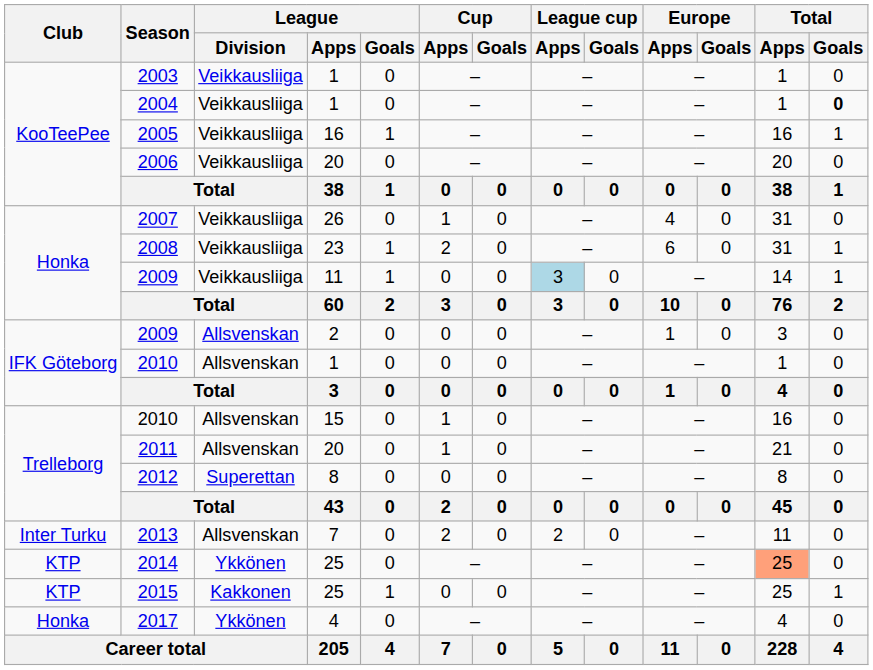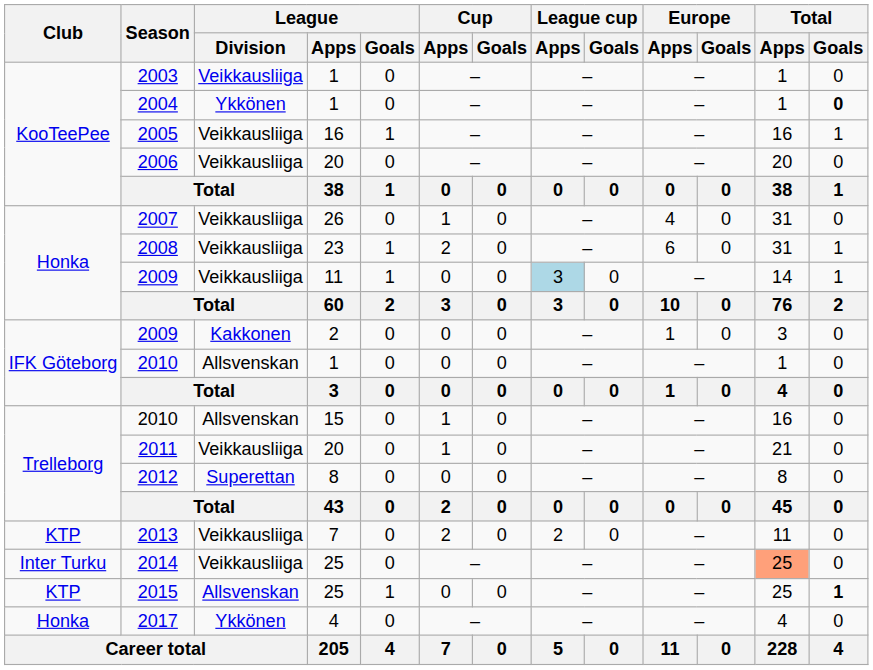(251, 104) Veikkausliiga -> (251, 104) Ykkönen
(251, 334) Allsvenskan -> (251, 334) Kakkonen
(251, 448) Allsvenskan -> (251, 448) Veikkausliiga
(63, 534) Inter Turku -> (63, 534) KTP
(251, 534) Allsvenskan -> (251, 534) Veikkausliiga
(63, 563) KTP -> (63, 563) Inter Turku
(251, 563) Ykkönen -> (251, 563) Veikkausliiga
(251, 592) Kakkonen -> (251, 592) Allsvenskan
(838, 592) normal -> (838, 592) bold
